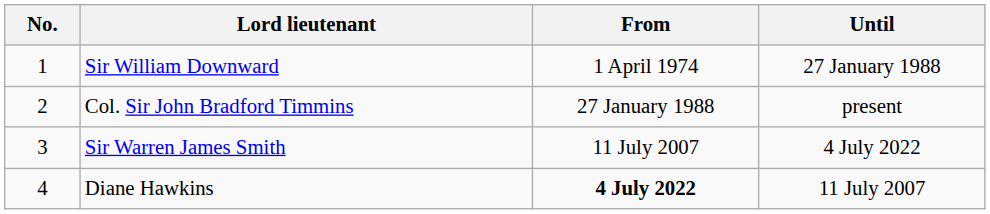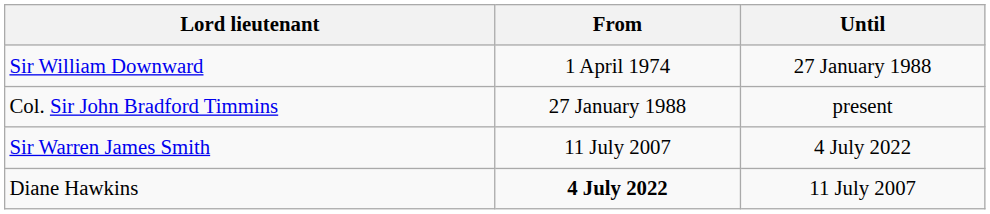- column: (42, 24)
